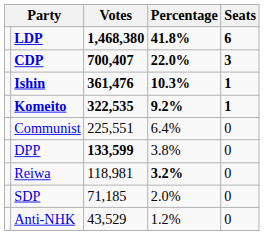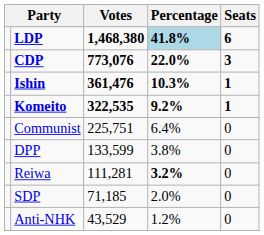(170, 38) no background -> (170, 38) lightblue background
(110, 60) 700,407 -> (110, 60) 773,076
(110, 128) 225,551 -> (110, 128) 225,751
(110, 151) bold -> (110, 151) normal
(110, 173) 118,981 -> (110, 173) 111,281
